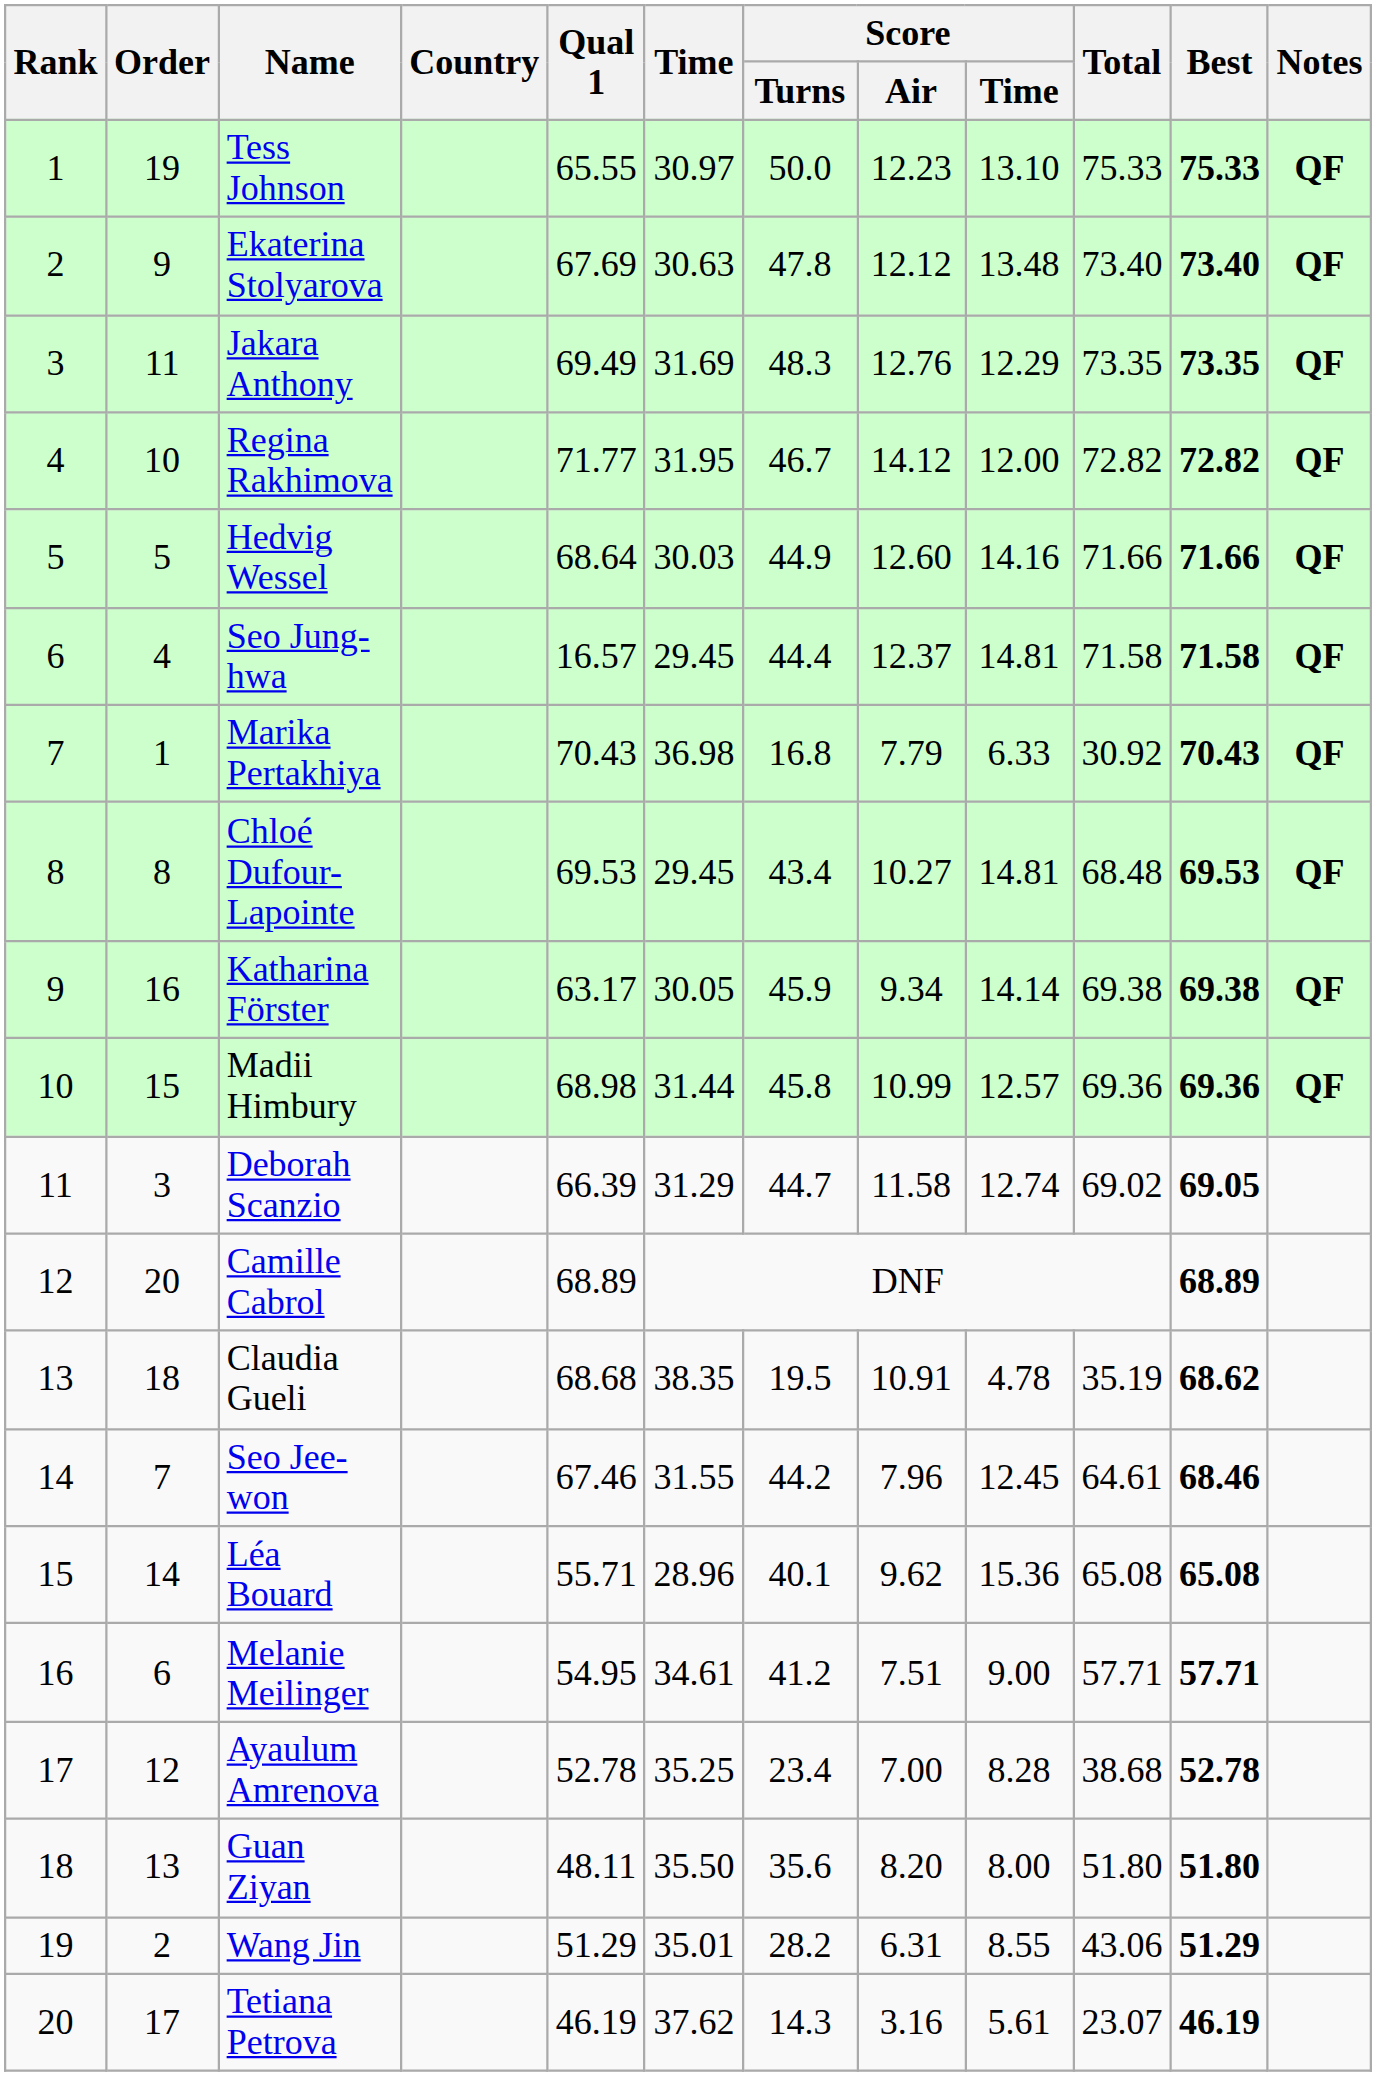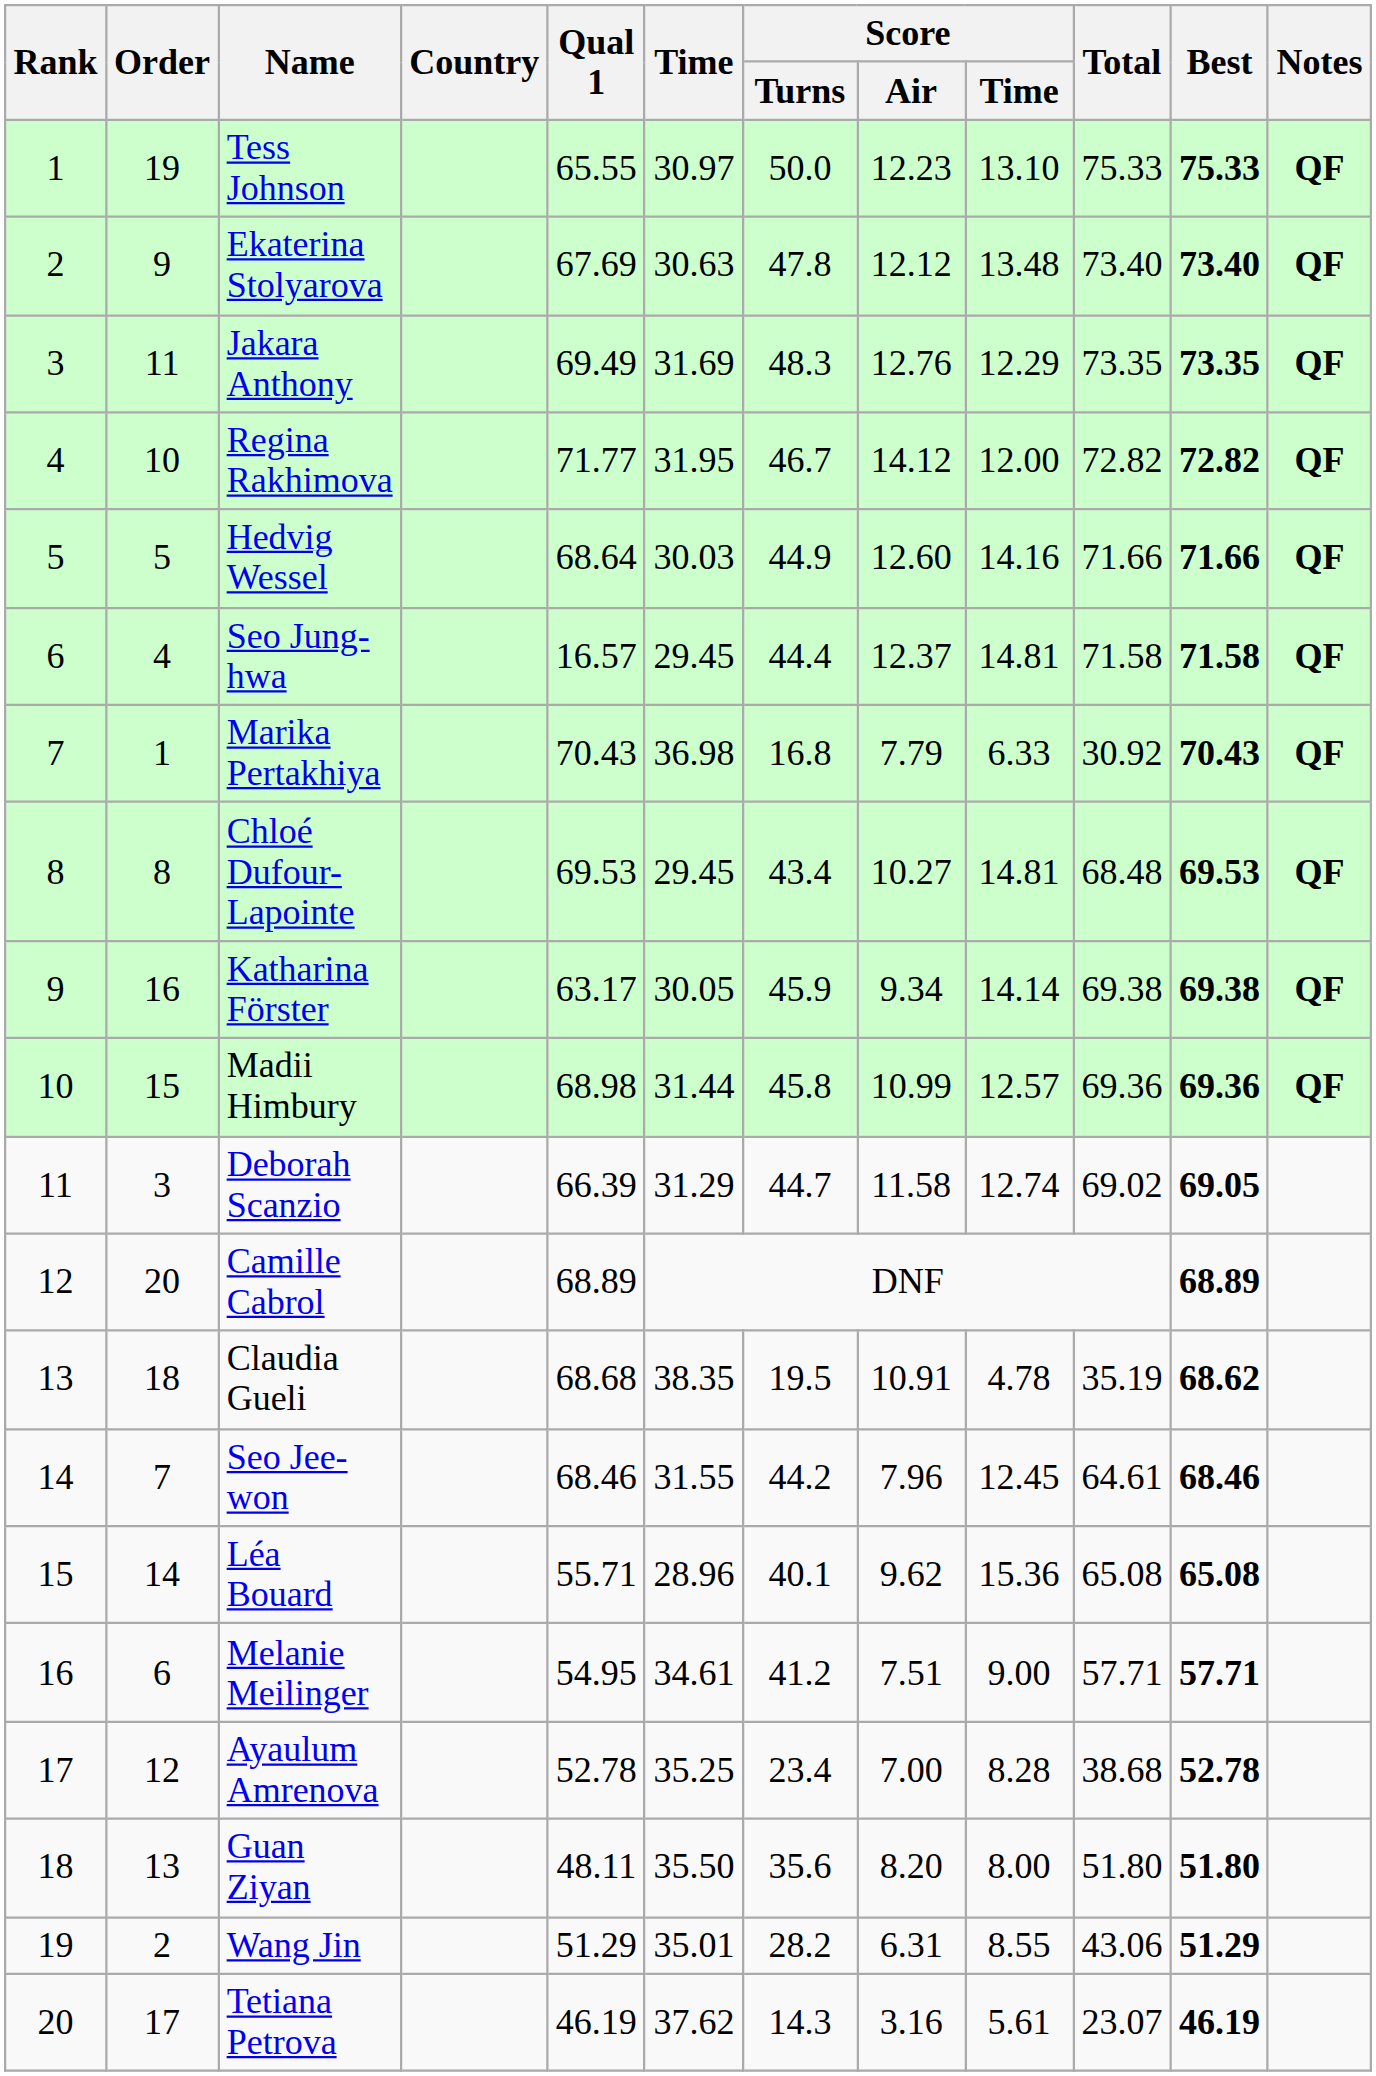(596, 1476) 67.46 -> (596, 1476) 68.46
